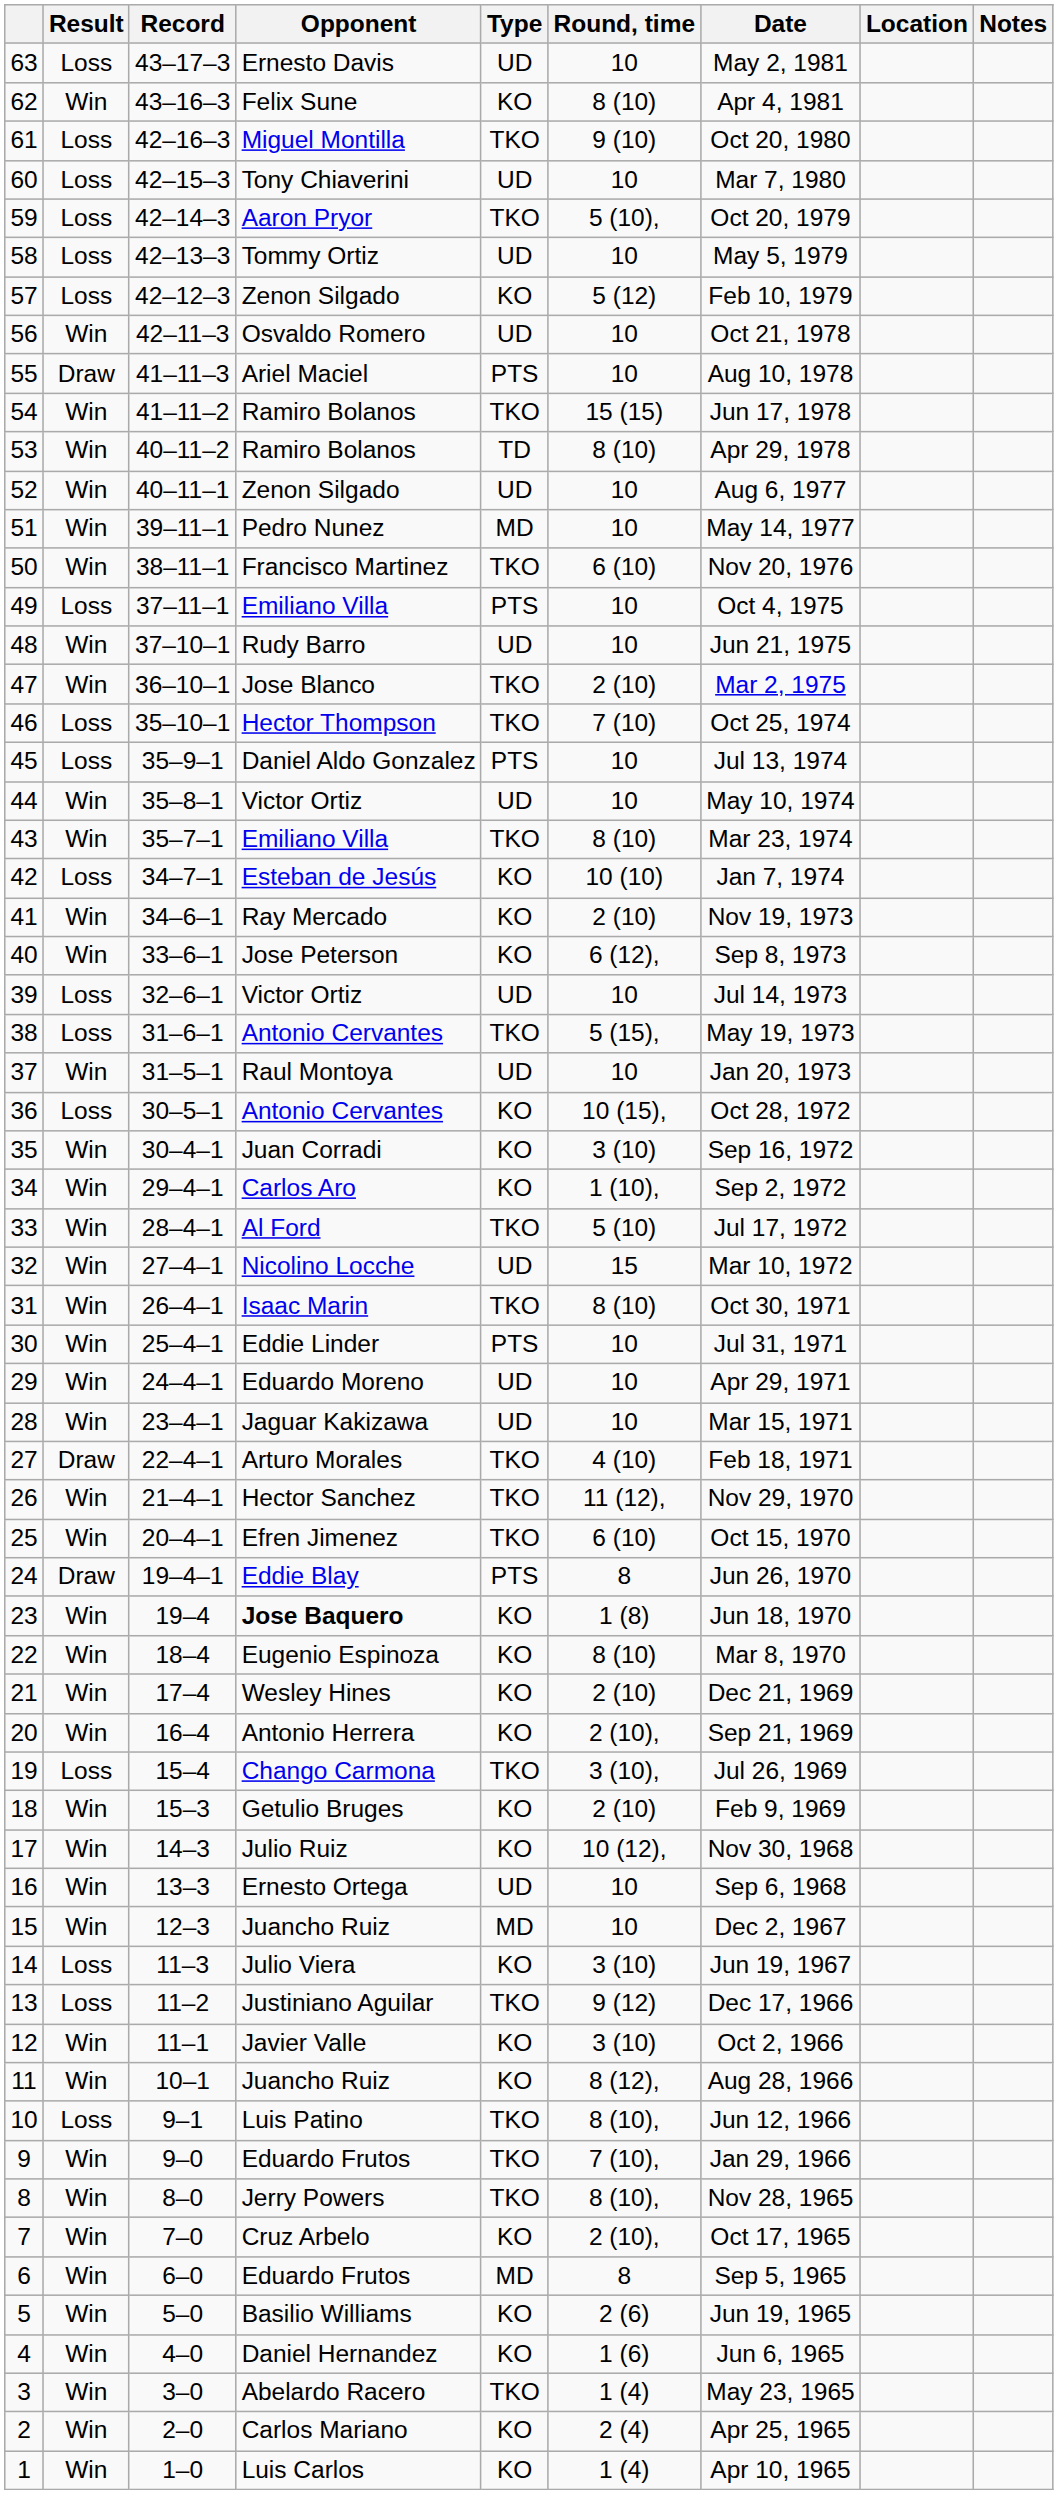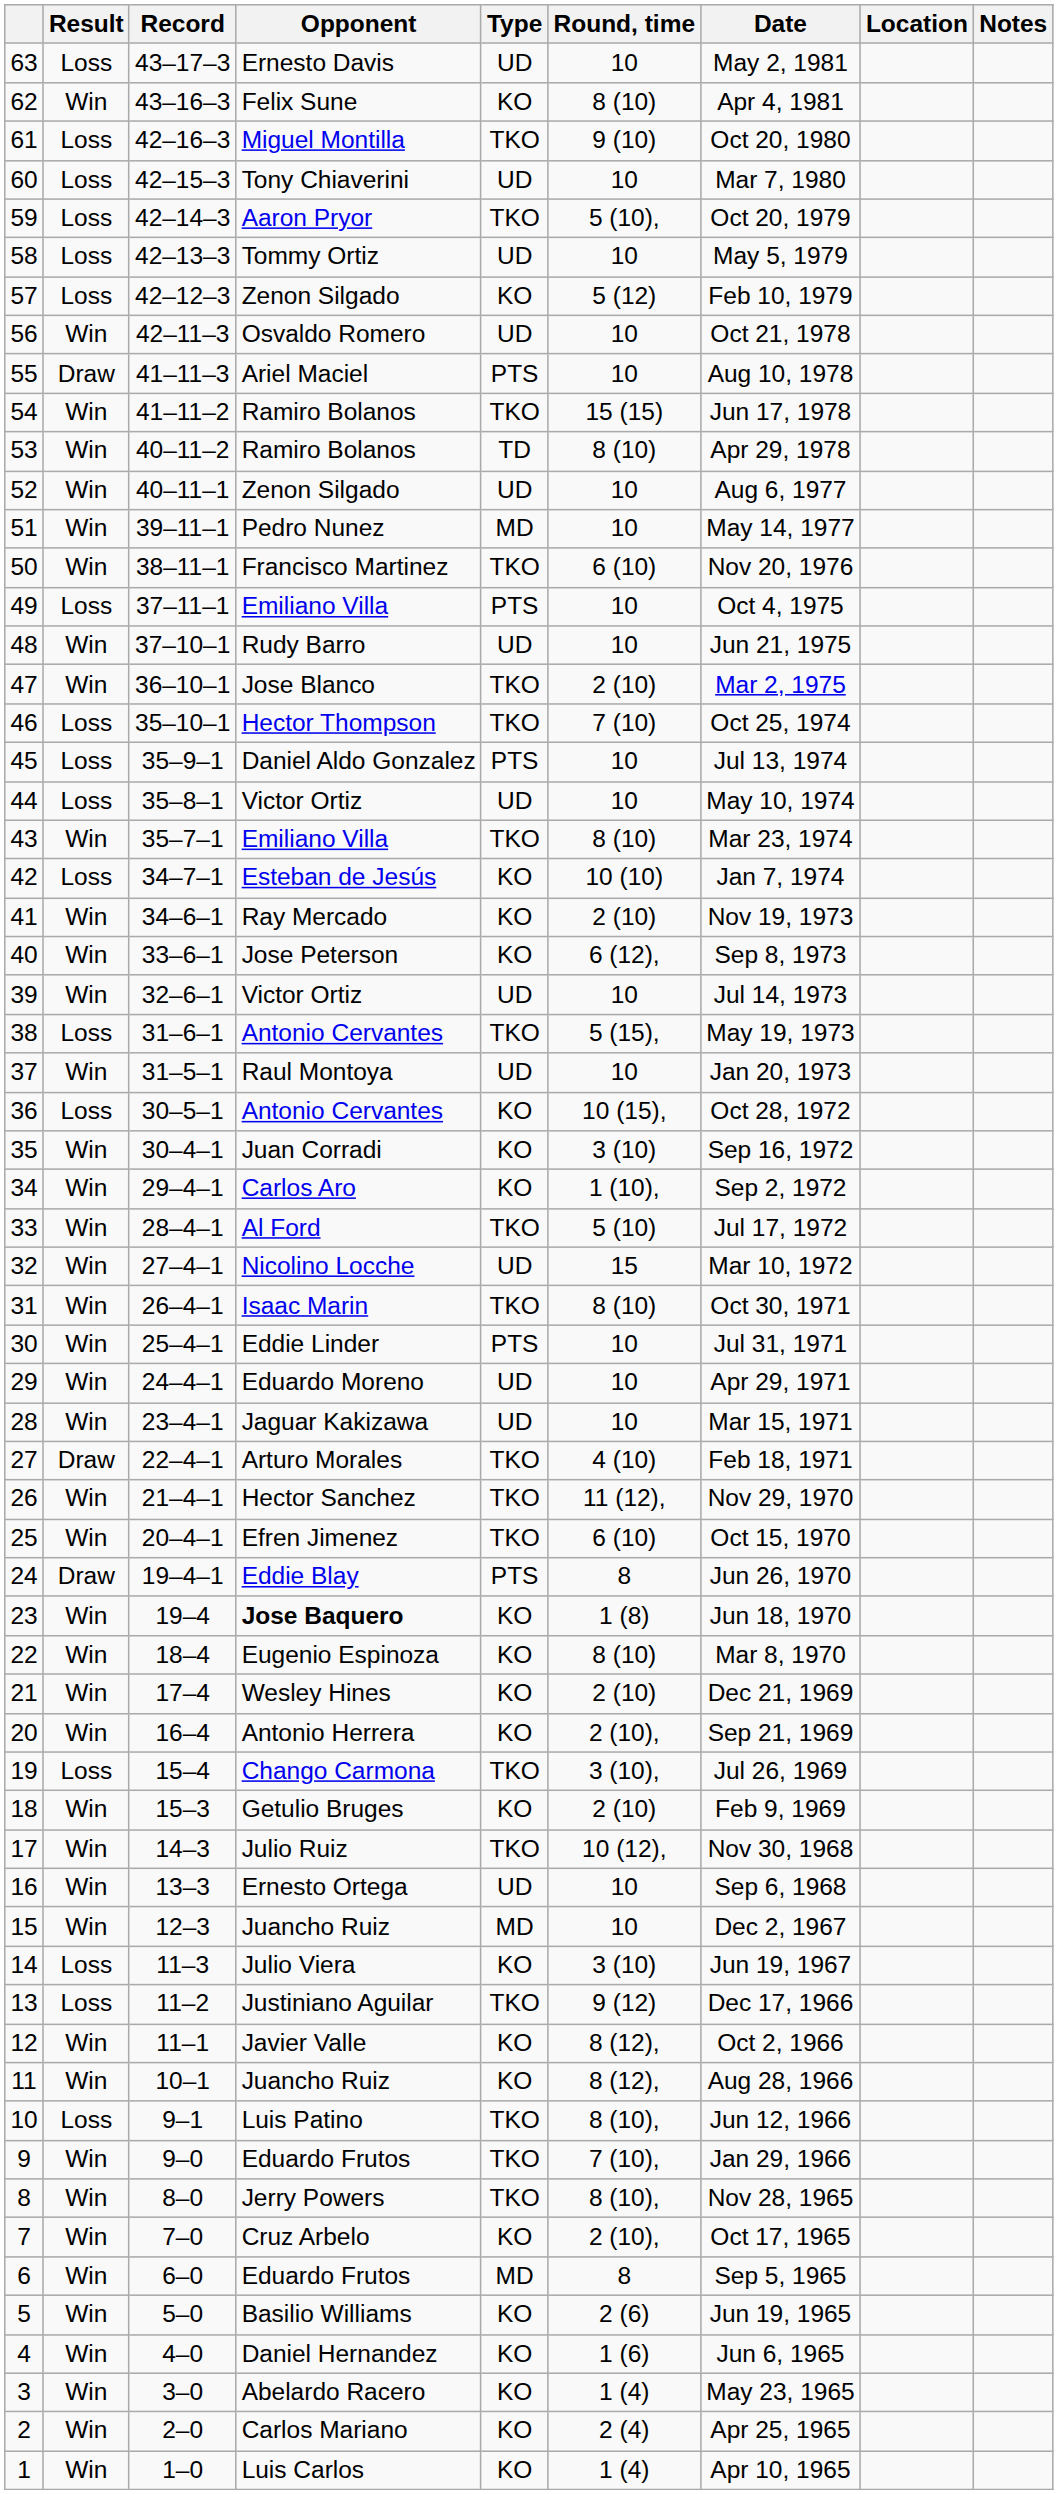(86, 800) Win -> (86, 800) Loss
(86, 994) Loss -> (86, 994) Win
(515, 1848) KO -> (515, 1848) TKO
(624, 2042) 3 (10) -> (624, 2042) 8 (12),
(515, 2392) TKO -> (515, 2392) KO
